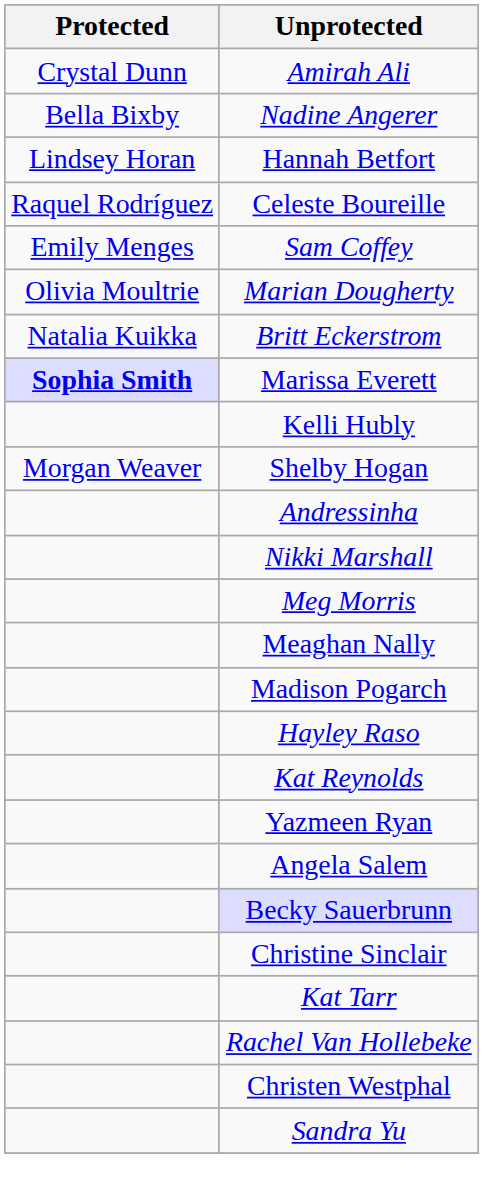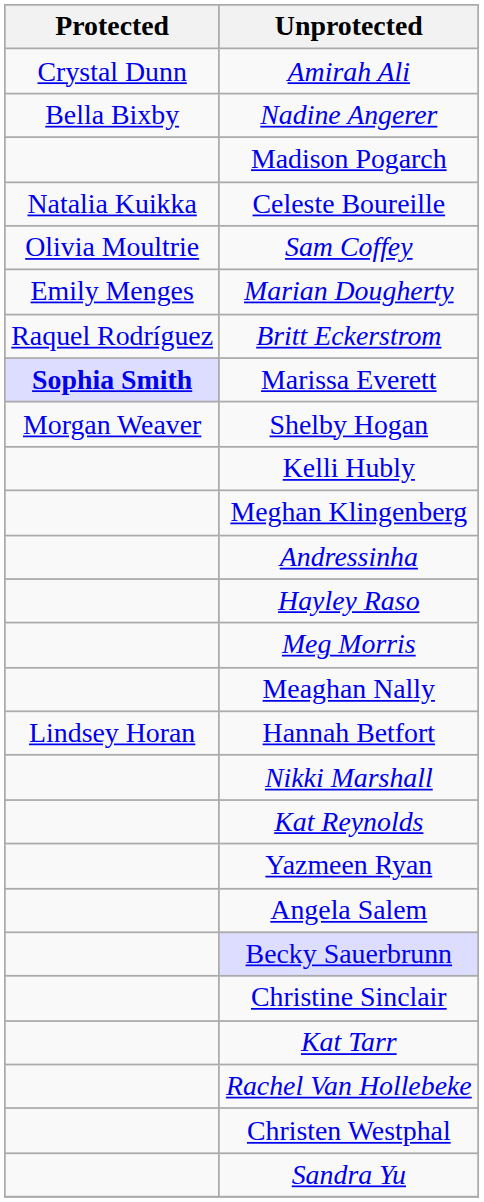rows swapped: (349, 159) <-> (349, 688)
(112, 203) Raquel Rodríguez -> (112, 203) Natalia Kuikka
(112, 247) Emily Menges -> (112, 247) Olivia Moultrie
(112, 291) Olivia Moultrie -> (112, 291) Emily Menges
(112, 335) Natalia Kuikka -> (112, 335) Raquel Rodríguez
rows swapped: (349, 468) <-> (349, 423)
+ row: (349, 512)
rows swapped: (349, 556) <-> (349, 733)
